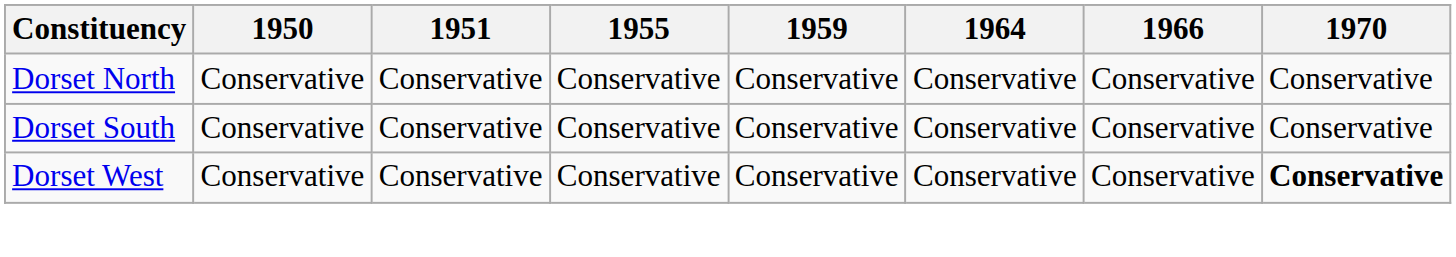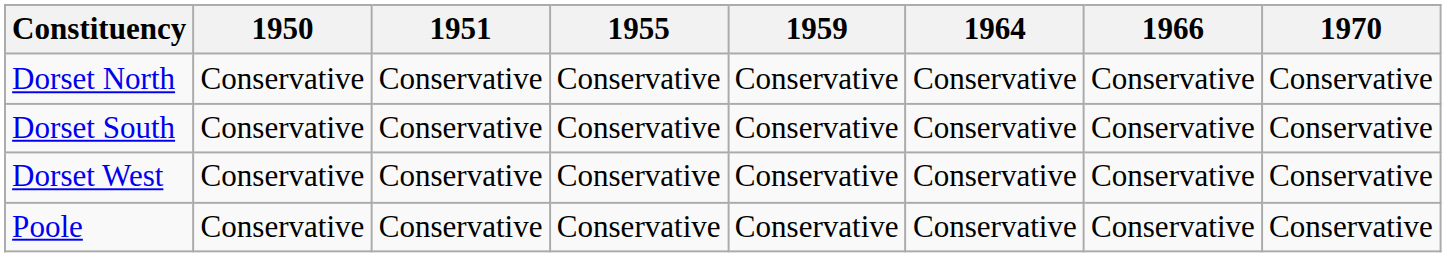(1356, 176) bold -> (1351, 176) normal
+ row: (47, 226)
